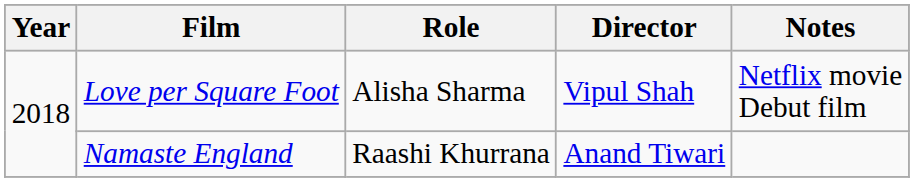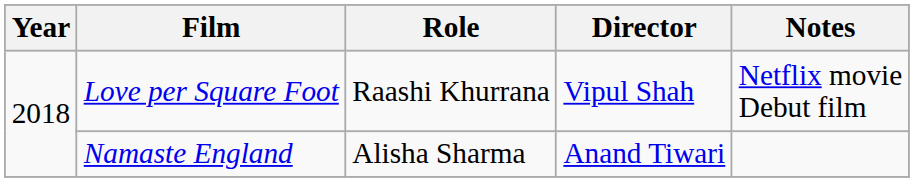(439, 90) Alisha Sharma -> (451, 90) Raashi Khurrana
(451, 153) Raashi Khurrana -> (439, 153) Alisha Sharma
